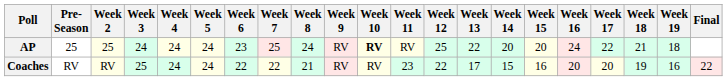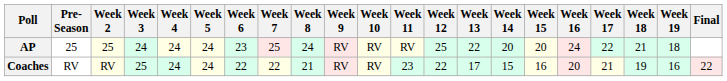(374, 47) bold -> (374, 47) normal
(607, 66) 20 -> (607, 66) 21
